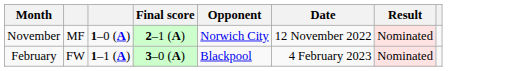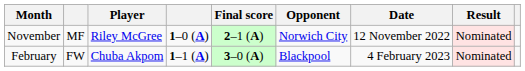+ column: (127, 15)
